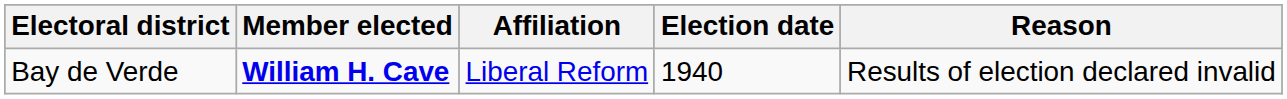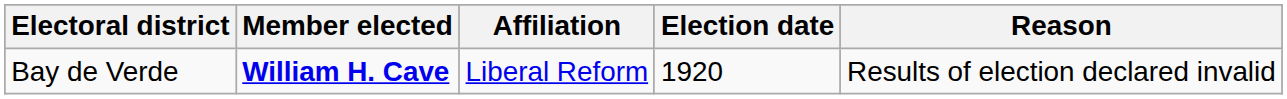(692, 70) 1940 -> (692, 70) 1920
